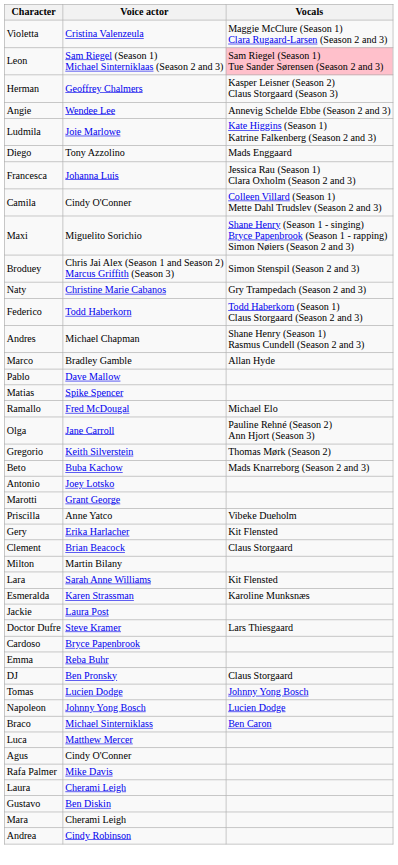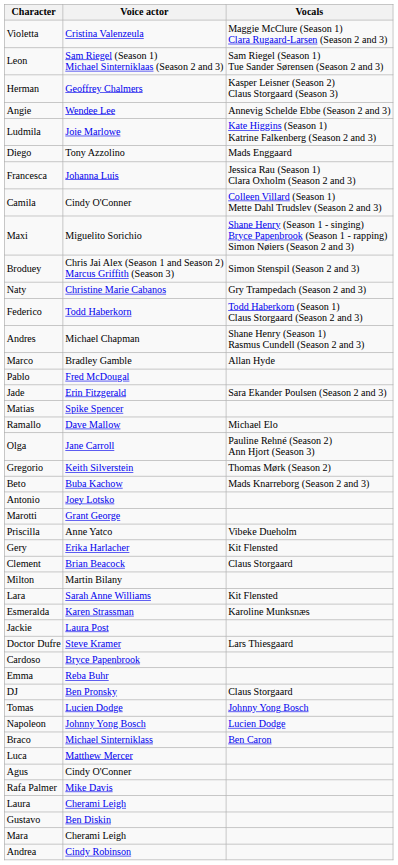(306, 61) pink background -> (306, 61) no background
(93, 377) Dave Mallow -> (97, 377) Fred McDougal
+ row: (16, 393)
(97, 408) Fred McDougal -> (93, 424) Dave Mallow
